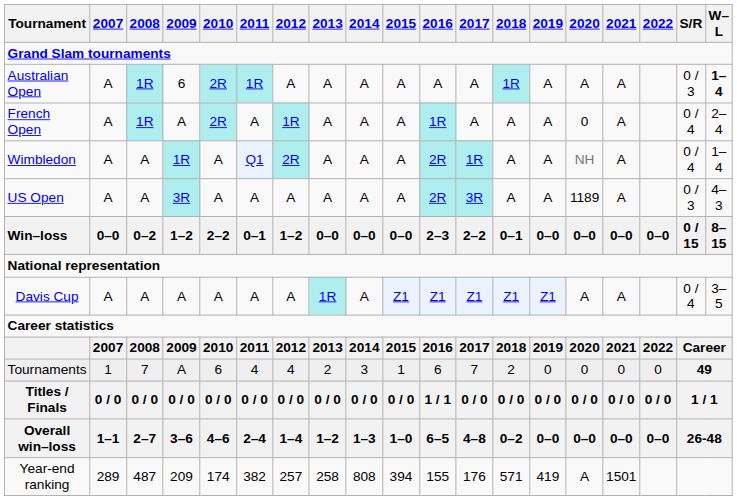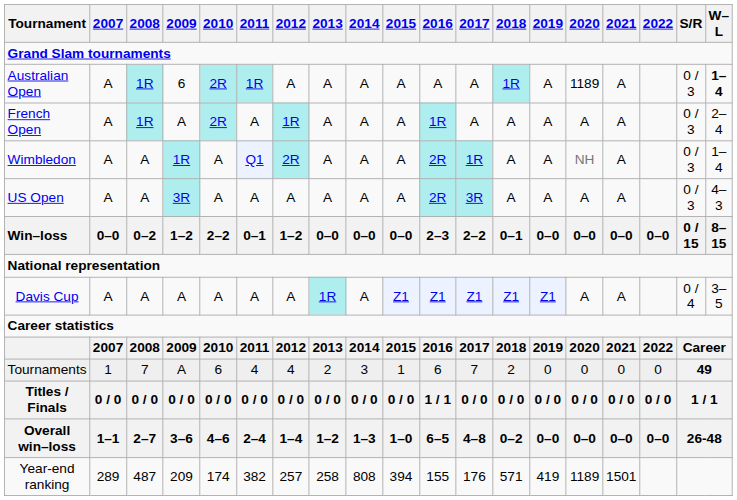(585, 83) A -> (585, 83) 1189
(585, 121) 0 -> (585, 121) A
(691, 121) 0 / 4 -> (691, 121) 0 / 3
(691, 159) 0 / 4 -> (691, 159) 0 / 3
(585, 197) 1189 -> (585, 197) A
(585, 475) A -> (585, 475) 1189
